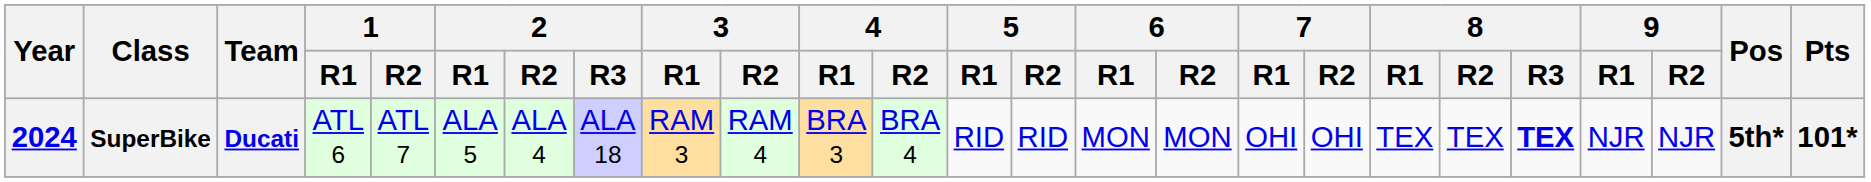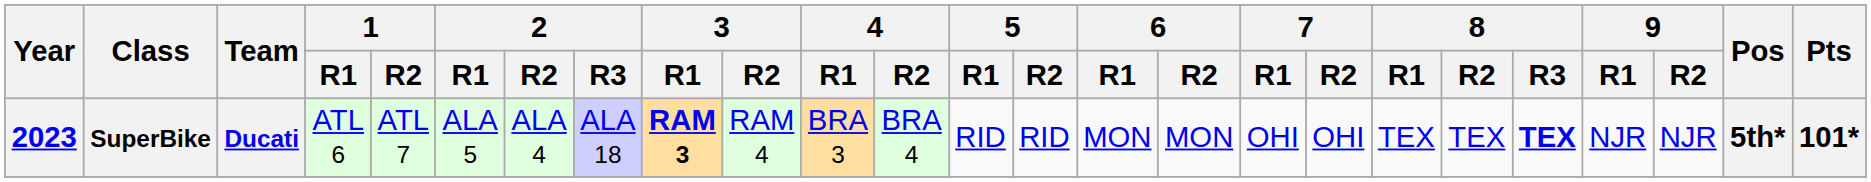(44, 137) 2024 -> (44, 137) 2023
(682, 137) normal -> (682, 137) bold
